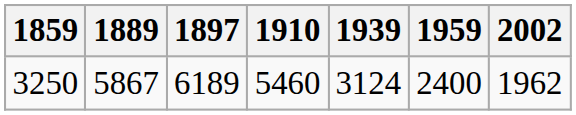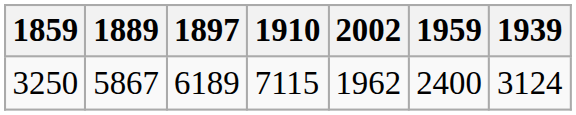columns swapped: (368, 30) <-> (530, 30)
(288, 82) 5460 -> (287, 82) 7115
